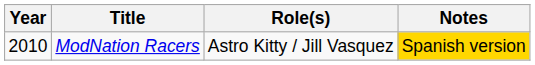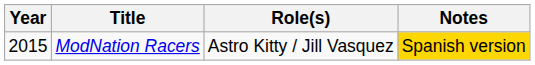(28, 45) 2010 -> (28, 45) 2015
